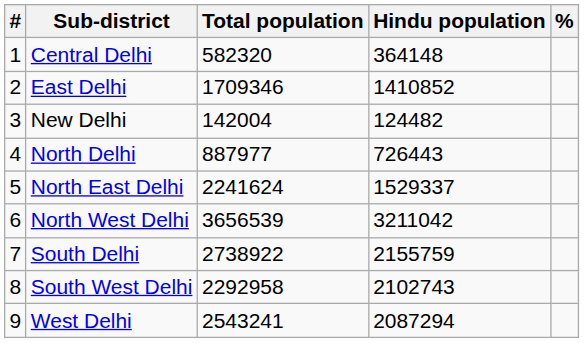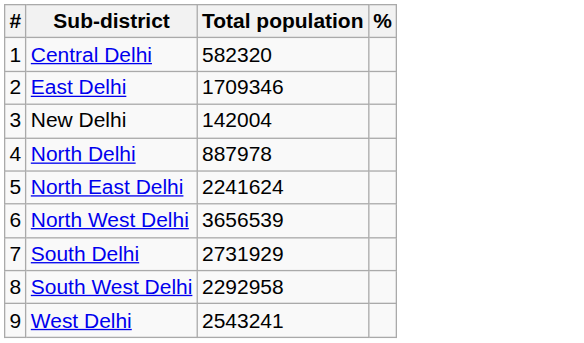- column: (459, 21)
(237, 154) 887977 -> (237, 154) 887978
(243, 253) 2738922 -> (243, 253) 2731929
